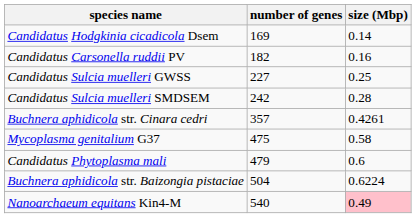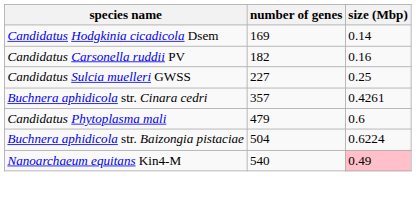- row: (109, 98)
- row: (84, 139)
